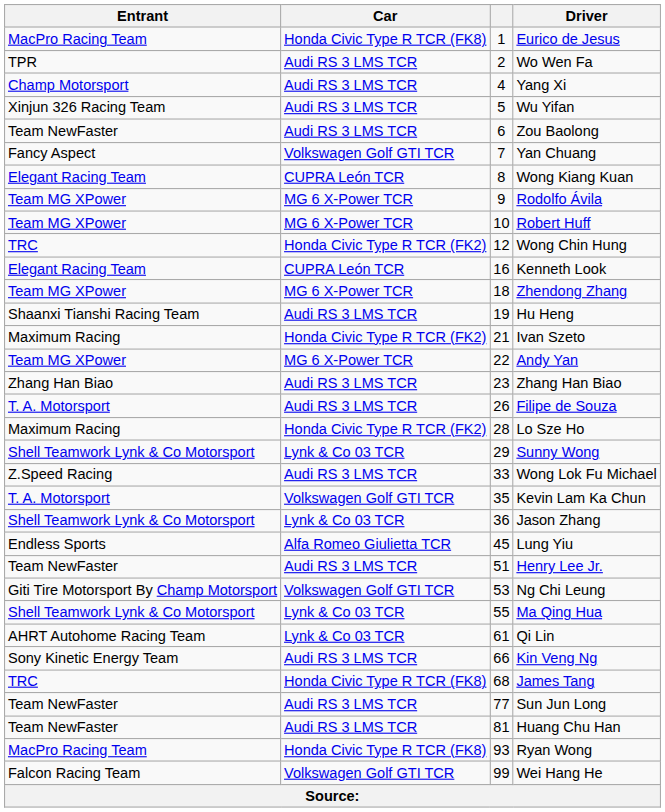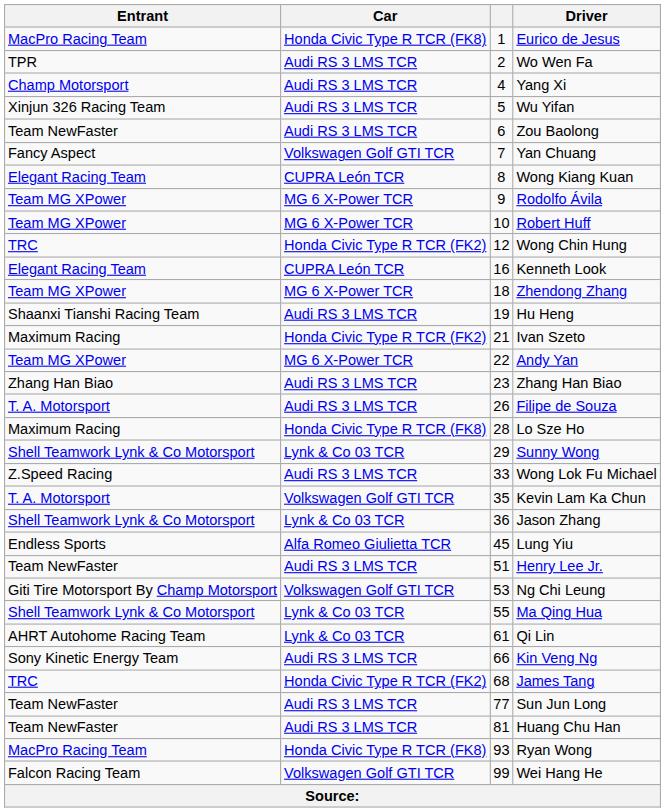(385, 428) Honda Civic Type R TCR (FK2) -> (385, 428) Honda Civic Type R TCR (FK8)
(385, 681) Honda Civic Type R TCR (FK8) -> (385, 681) Honda Civic Type R TCR (FK2)
